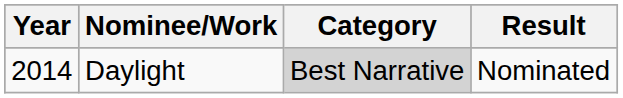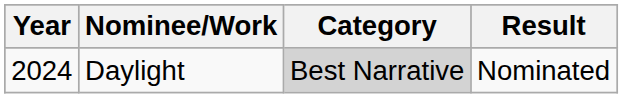(42, 69) 2014 -> (42, 69) 2024
